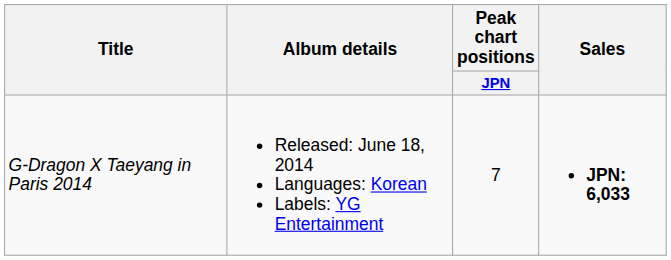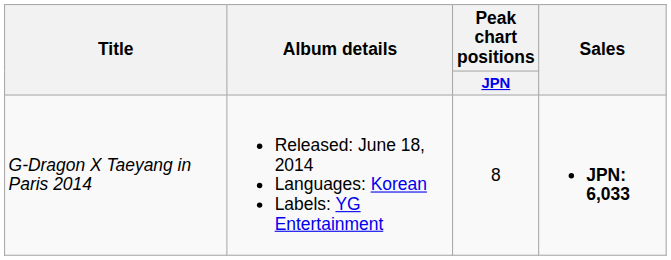(496, 175) 7 -> (496, 175) 8
